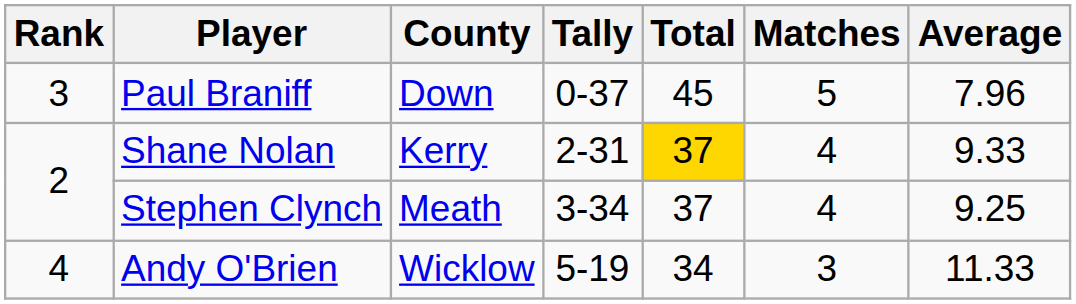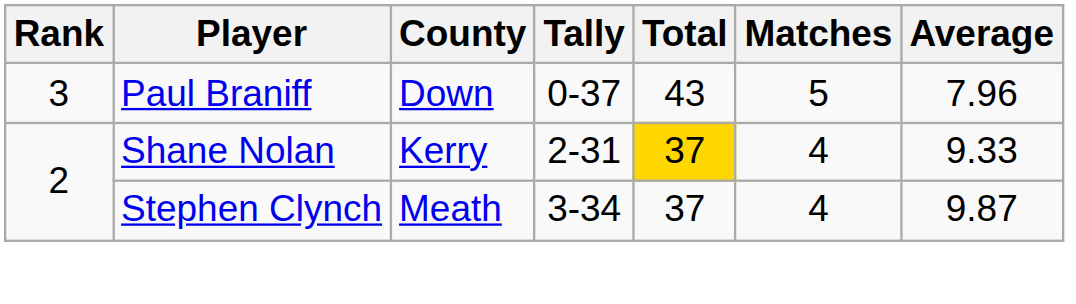(693, 92) 45 -> (685, 92) 43
(990, 209) 9.25 -> (982, 209) 9.87
- row: (229, 268)
